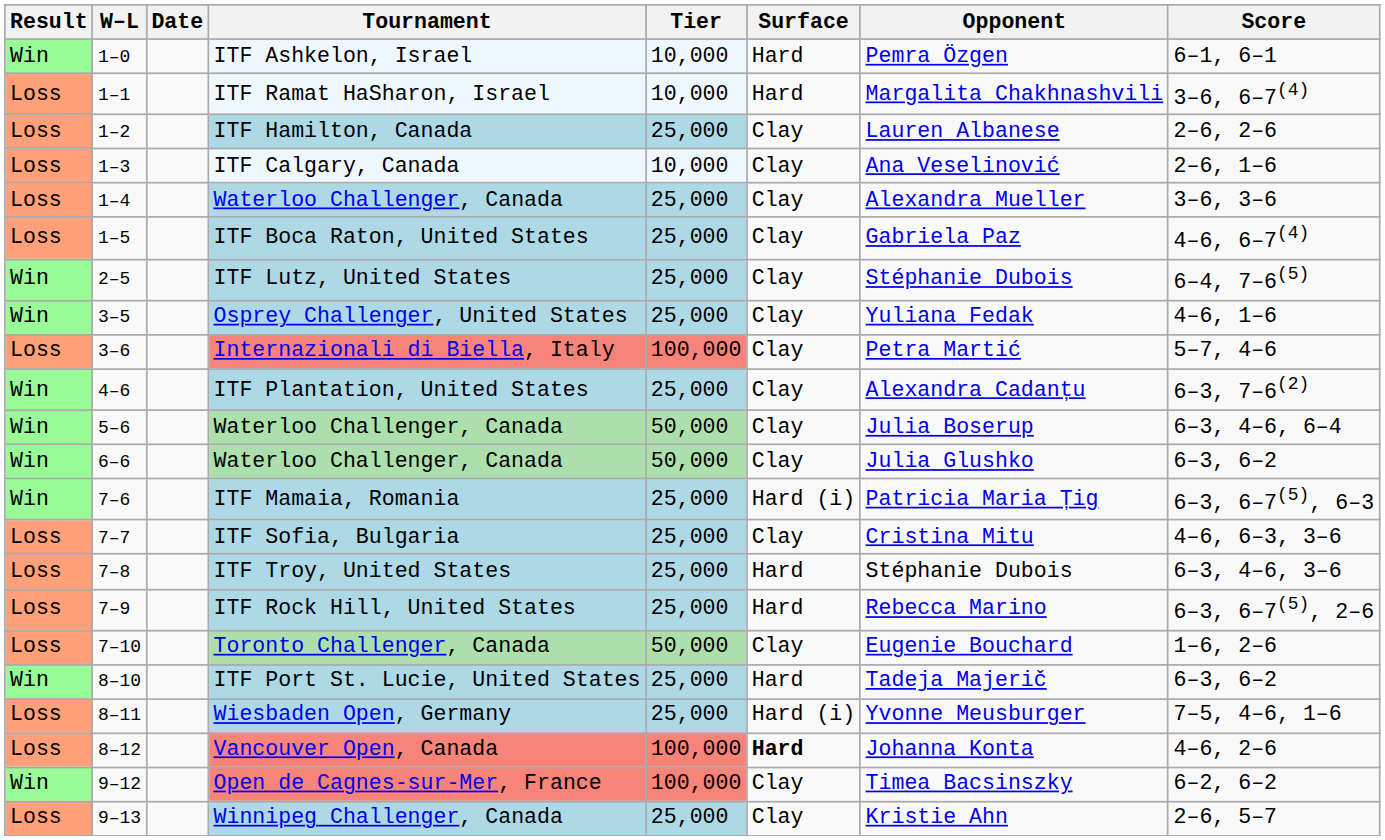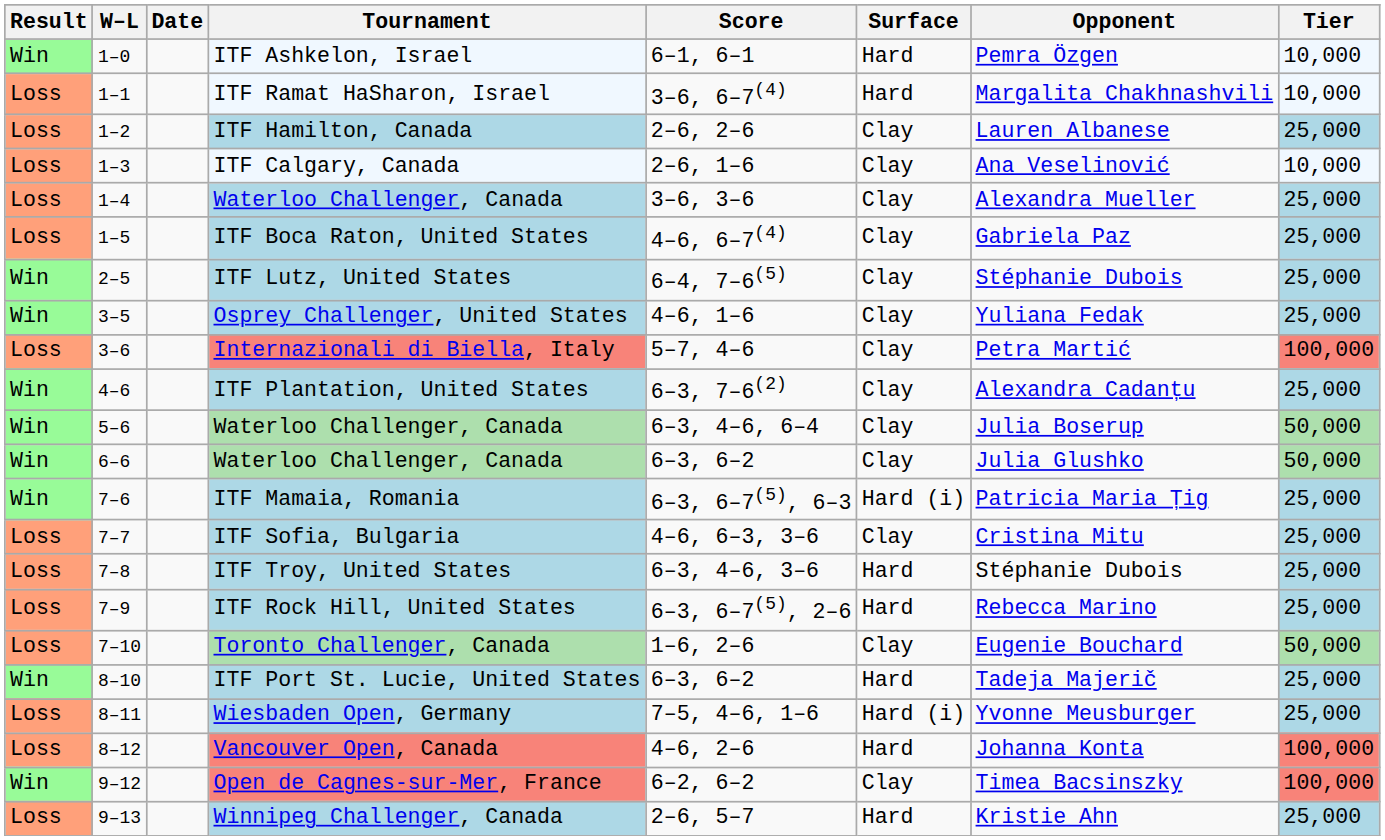columns swapped: (696, 22) <-> (1274, 22)
(778, 750) bold -> (888, 750) normal
(778, 818) Clay -> (888, 818) Hard
